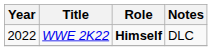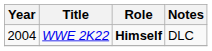(22, 35) 2022 -> (22, 35) 2004
